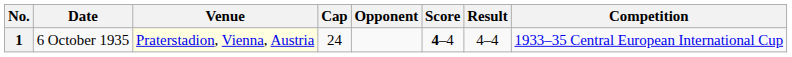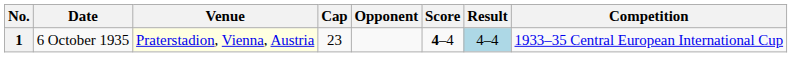(334, 39) 24 -> (334, 39) 23
(487, 39) no background -> (487, 39) lightblue background
